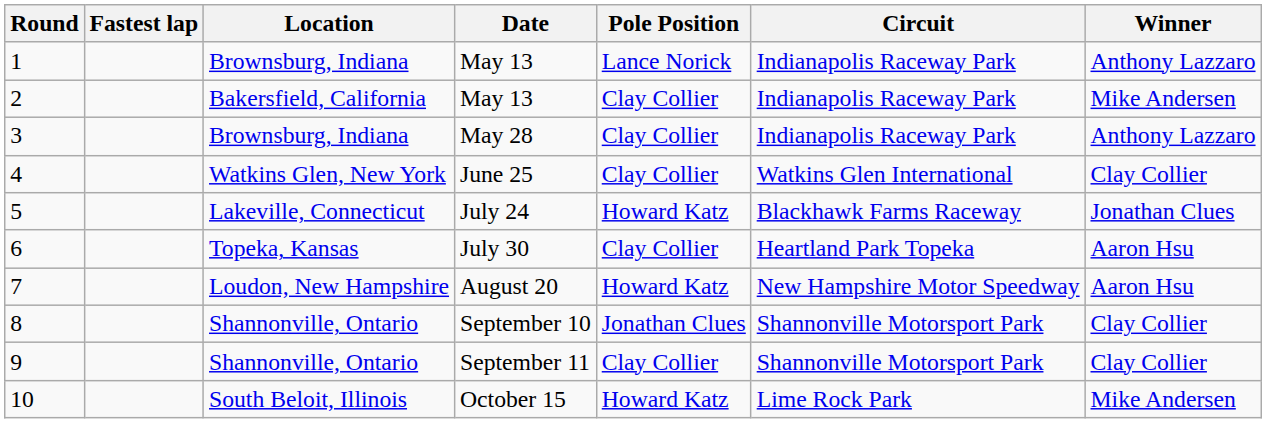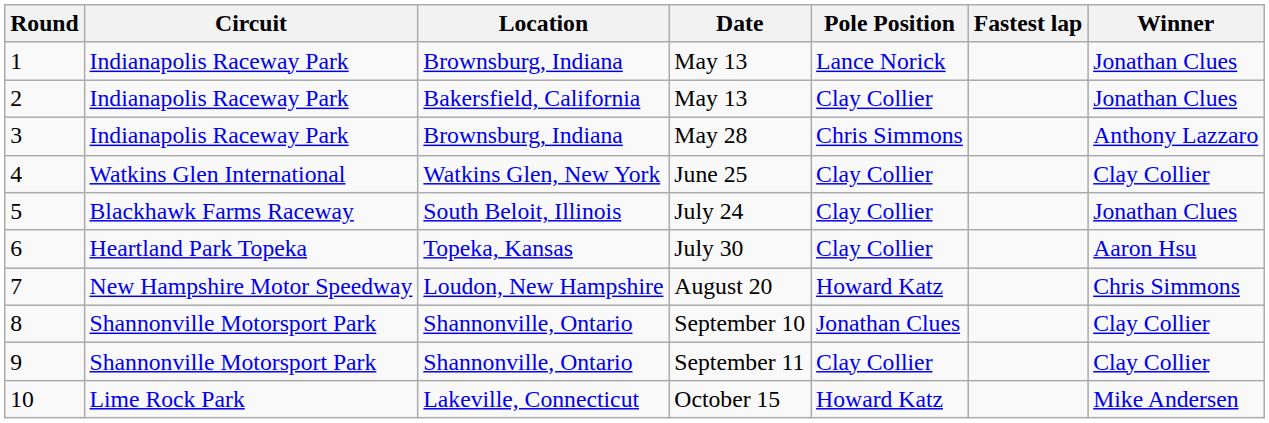columns swapped: (918, 23) <-> (144, 23)
(1173, 60) Anthony Lazzaro -> (1165, 60) Jonathan Clues
(1163, 98) Mike Andersen -> (1165, 98) Jonathan Clues
(660, 135) Clay Collier -> (889, 135) Chris Simmons
(317, 211) Lakeville, Connecticut -> (522, 211) South Beloit, Illinois
(665, 211) Howard Katz -> (874, 211) Clay Collier
(1142, 286) Aaron Hsu -> (1167, 286) Chris Simmons
(308, 398) South Beloit, Illinois -> (531, 398) Lakeville, Connecticut
